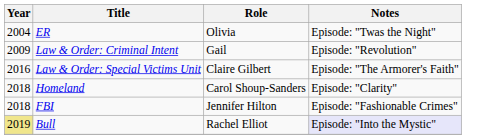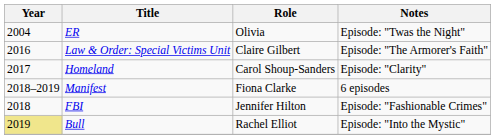- row: (107, 50)
(19, 87) 2018 -> (19, 69) 2017
+ row: (85, 87)
(374, 124) lavender background -> (403, 124) no background
